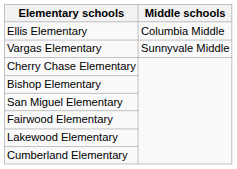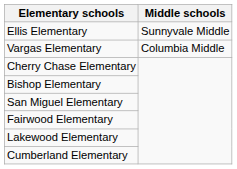(183, 31) Columbia Middle -> (185, 31) Sunnyvale Middle
(185, 48) Sunnyvale Middle -> (183, 48) Columbia Middle
